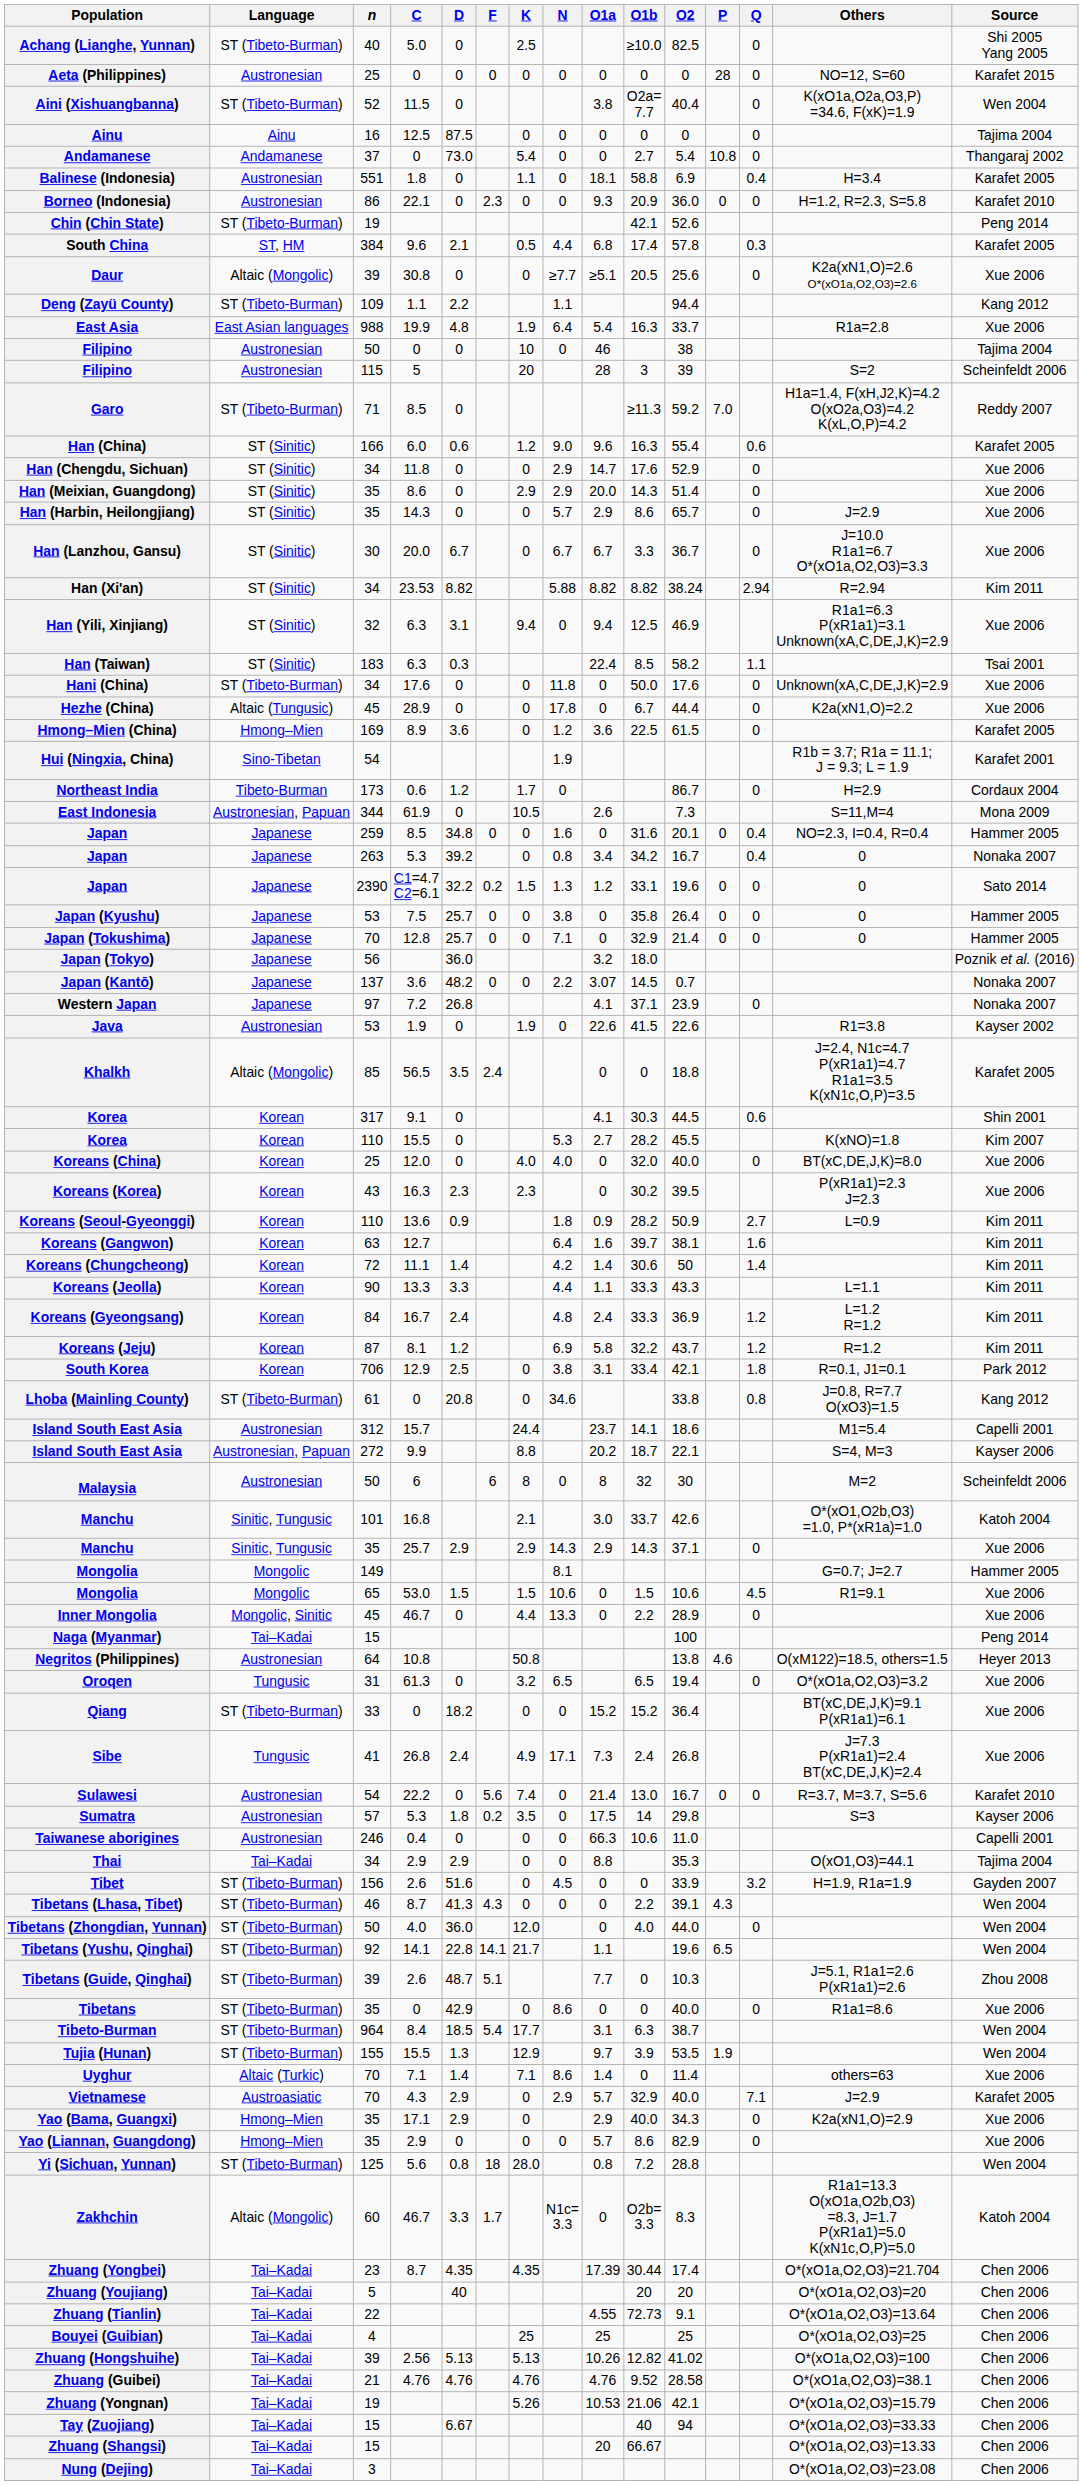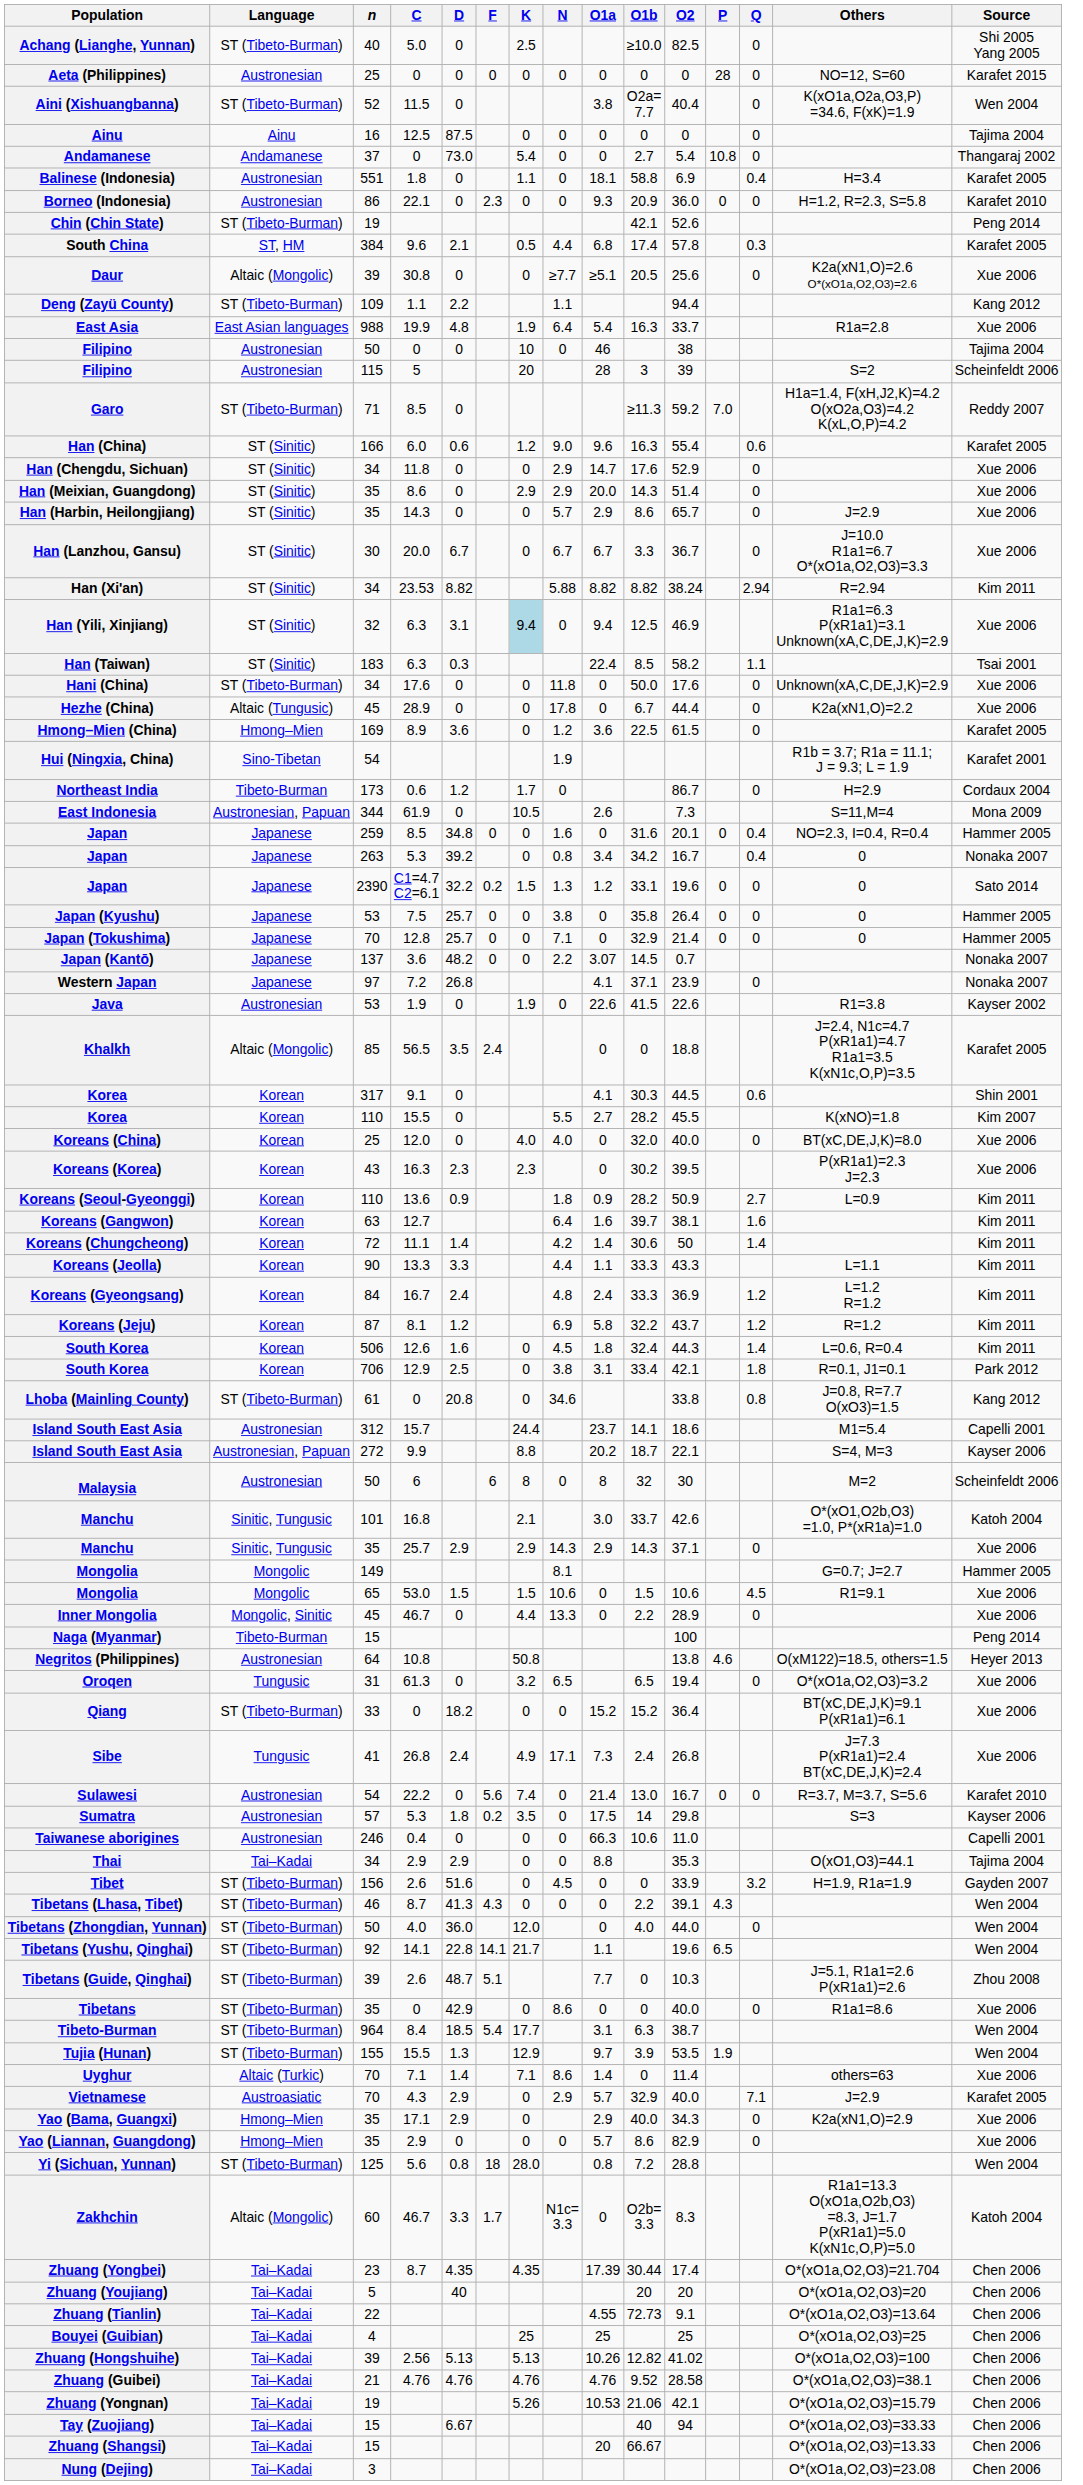(526, 626) no background -> (526, 626) lightblue background
- row: (107, 960)
(563, 1139) 5.3 -> (563, 1117) 5.5
+ row: (107, 1347)
(282, 1637) Tai–Kadai -> (282, 1637) Tibeto-Burman
